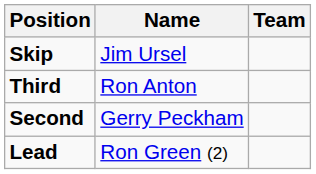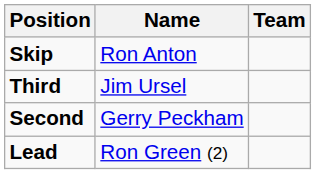(143, 53) Jim Ursel -> (149, 53) Ron Anton
(149, 86) Ron Anton -> (143, 86) Jim Ursel
